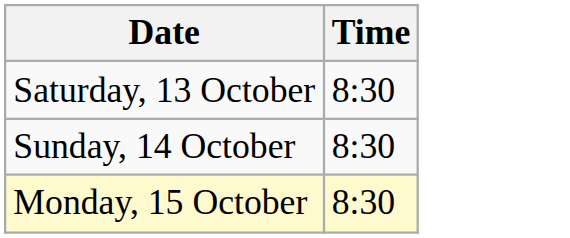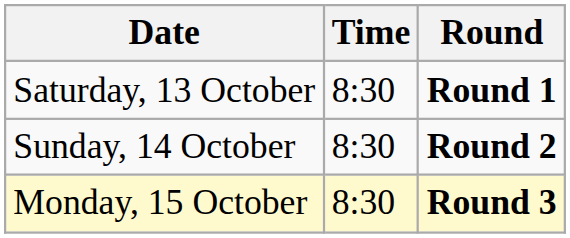+ column: (492, 32)
